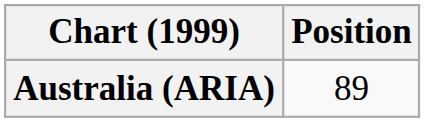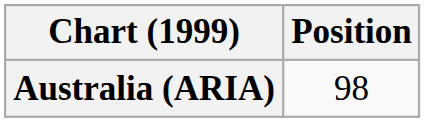(351, 87) 89 -> (351, 87) 98
